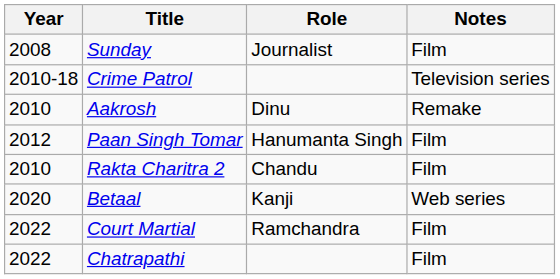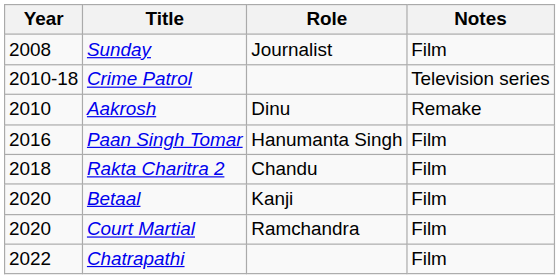(30, 139) 2012 -> (30, 139) 2016
(30, 169) 2010 -> (30, 169) 2018
(458, 199) Web series -> (429, 199) Film
(30, 229) 2022 -> (30, 229) 2020
